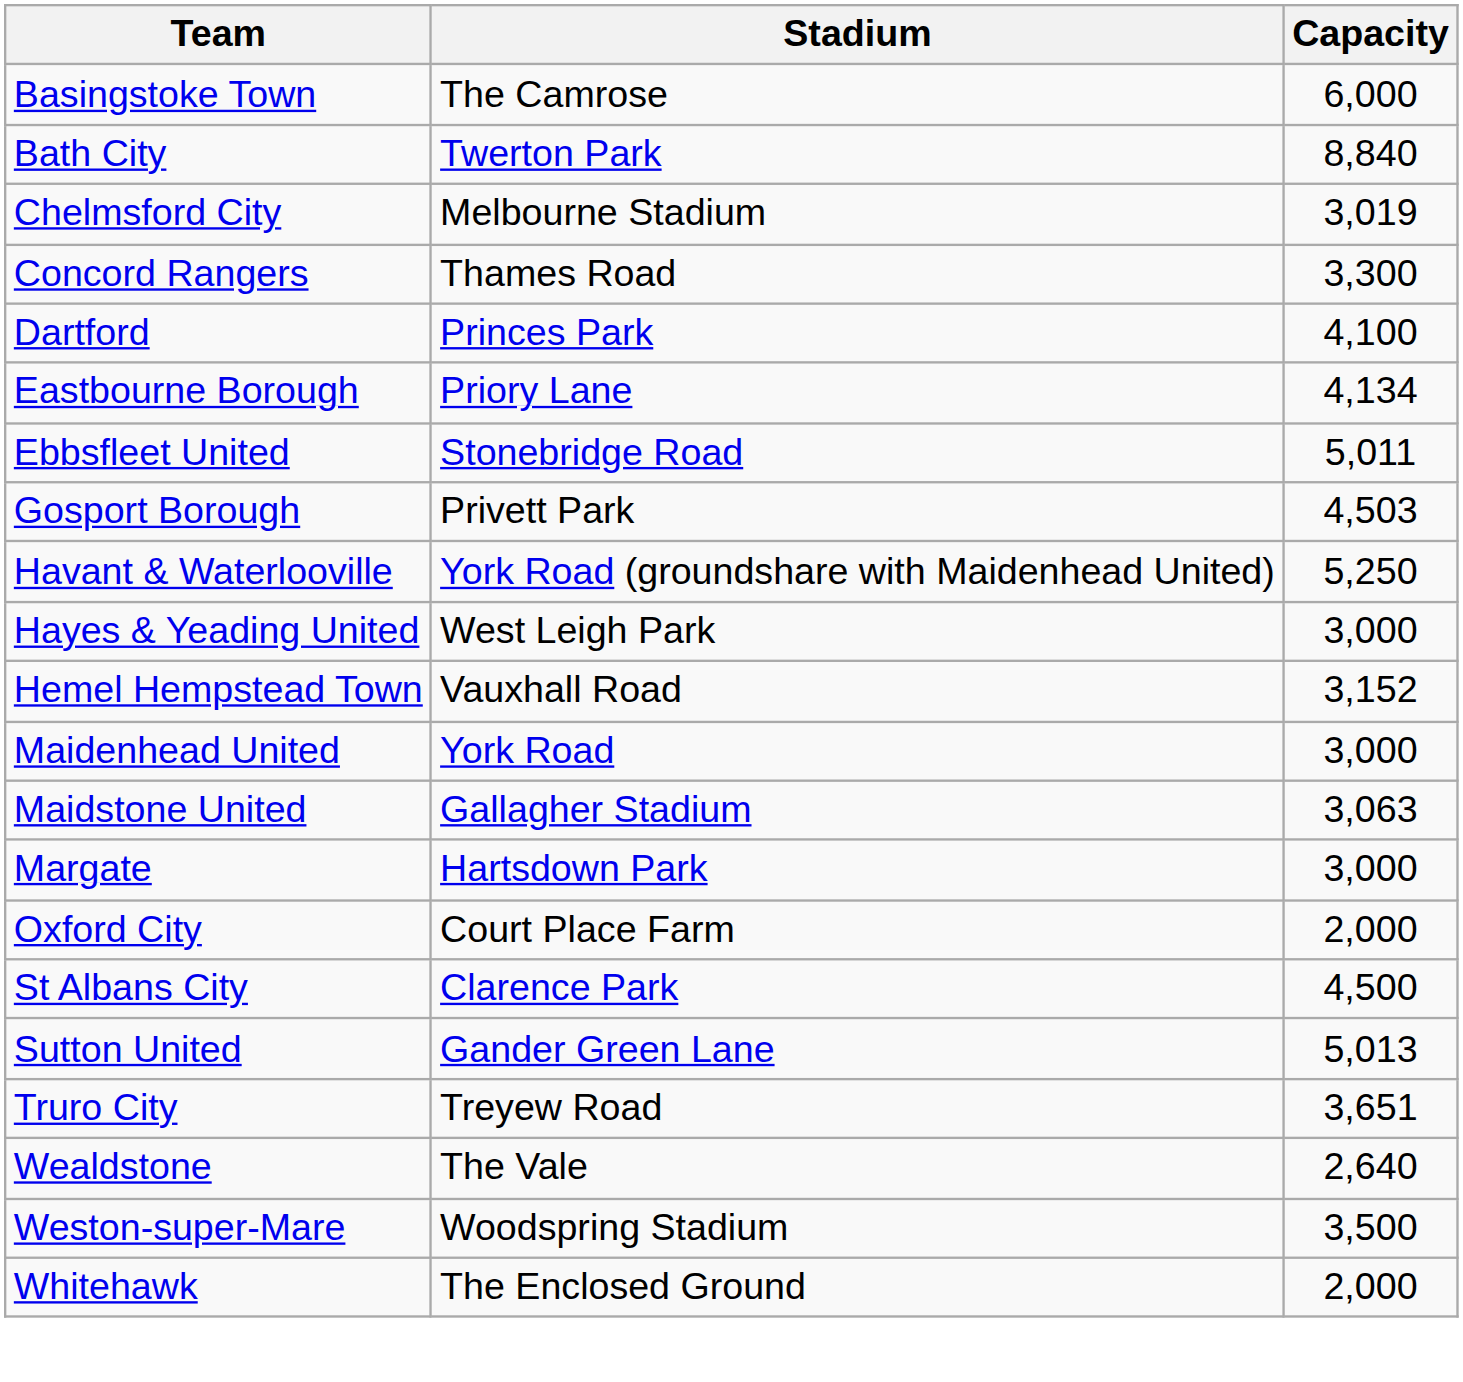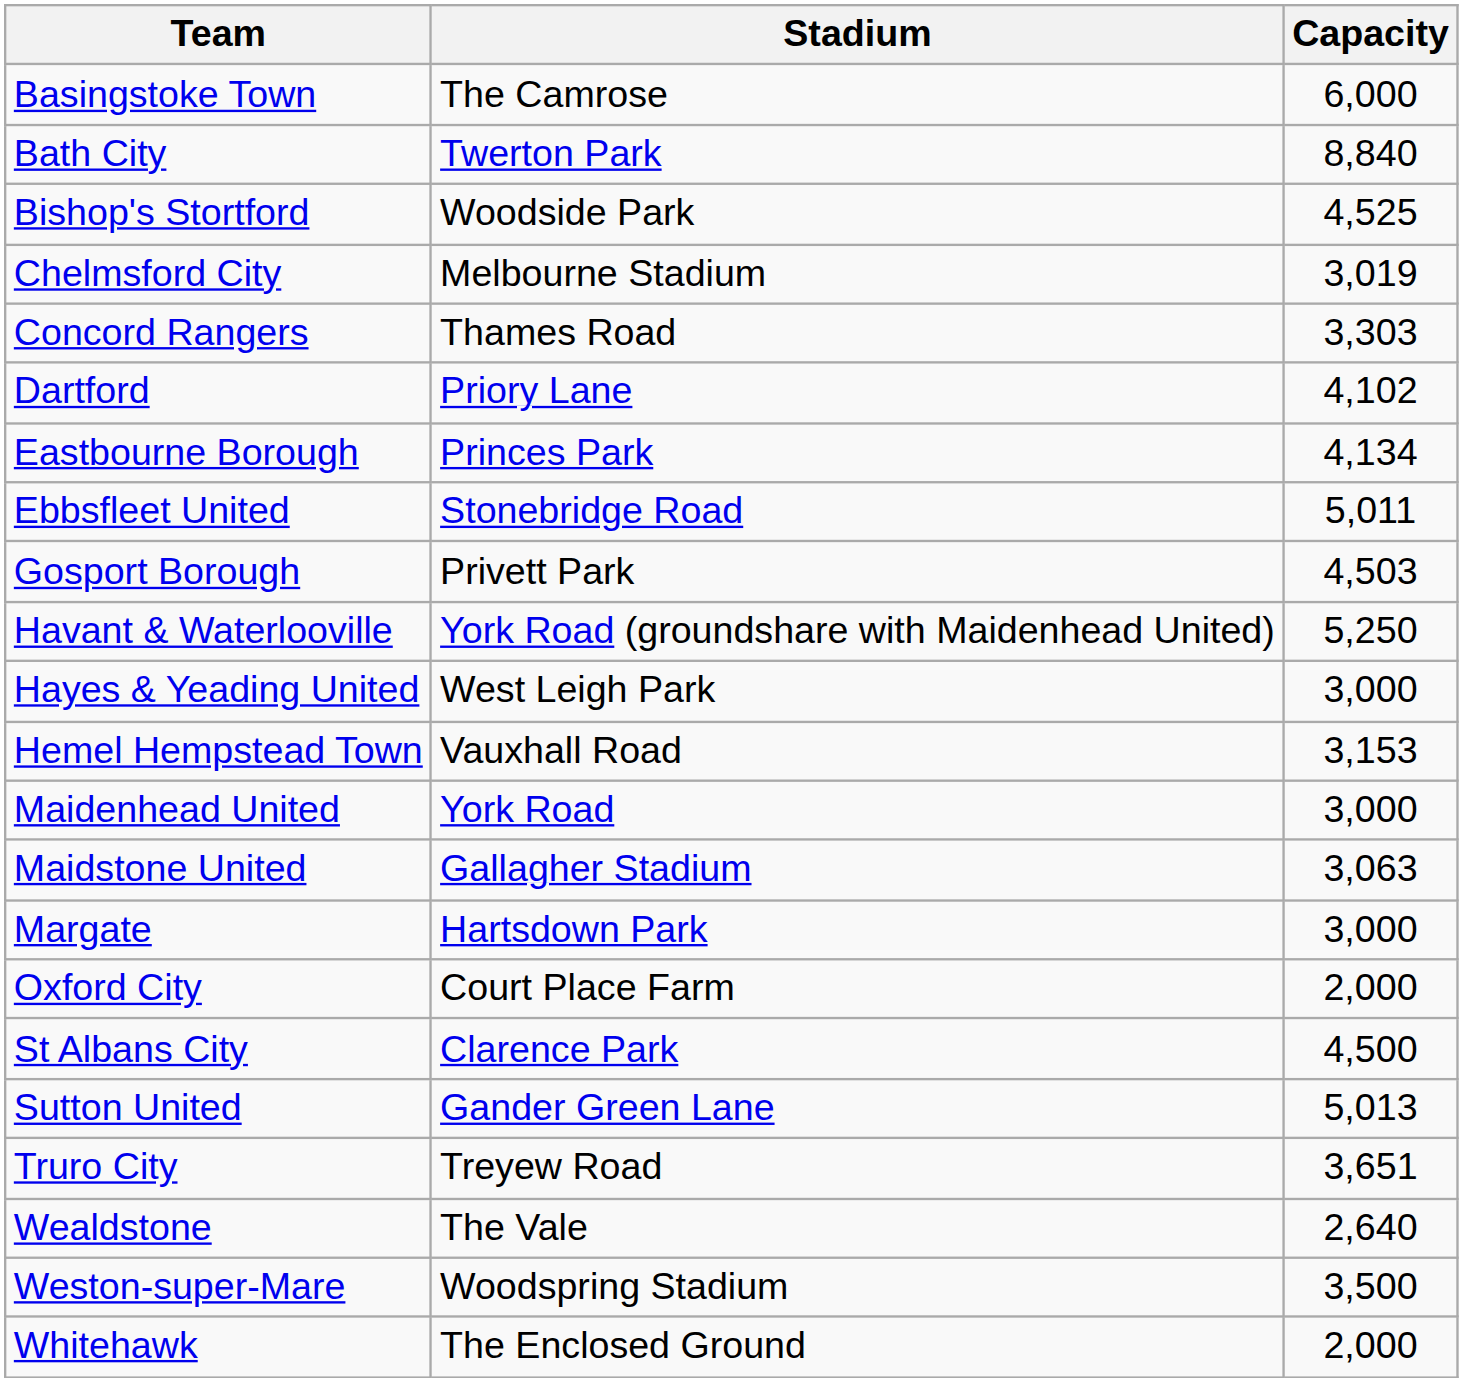+ row: (162, 213)
(1371, 272) 3,300 -> (1371, 332) 3,303
(547, 332) Princes Park -> (536, 392) Priory Lane
(1371, 332) 4,100 -> (1371, 392) 4,102
(536, 392) Priory Lane -> (547, 451) Princes Park
(1371, 690) 3,152 -> (1371, 749) 3,153
